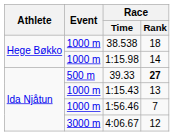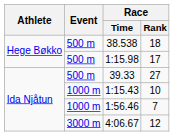(84, 44) 1000 m -> (81, 44) 500 m
(84, 60) 1000 m -> (81, 60) 500 m
(155, 60) 14 -> (155, 60) 17
(155, 76) bold -> (155, 76) normal
(155, 91) 13 -> (155, 91) 10
